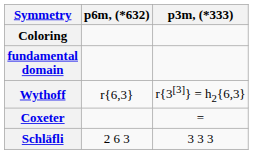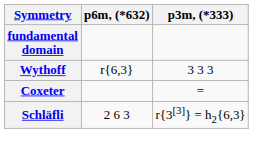- row: (43, 35)
(201, 94) r{3[3]} = h2{6,3} -> (201, 70) 3 3 3
(201, 139) 3 3 3 -> (201, 115) r{3[3]} = h2{6,3}
